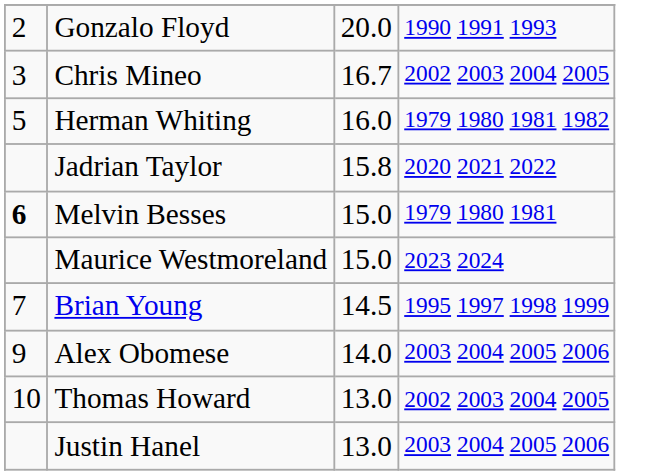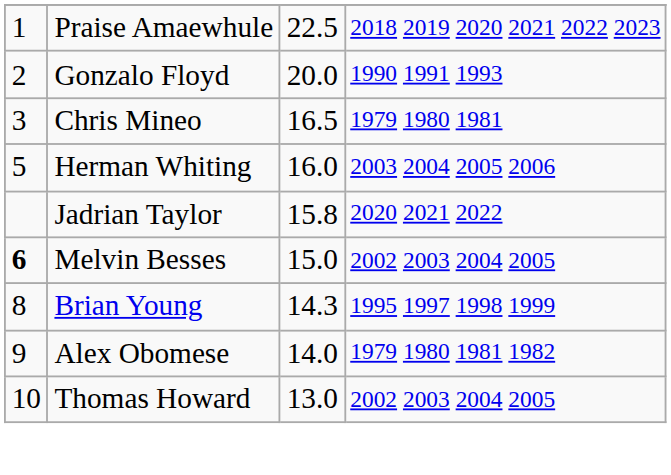+ row: (164, 27)
(366, 74) 16.7 -> (312, 120) 16.5
(507, 74) 2002 2003 2004 2005 -> (426, 120) 1979 1980 1981
(507, 120) 1979 1980 1981 1982 -> (453, 167) 2003 2004 2005 2006
(480, 213) 1979 1980 1981 -> (453, 259) 2002 2003 2004 2005
- row: (191, 259)
(19, 306) 7 -> (19, 306) 8
(366, 306) 14.5 -> (312, 306) 14.3
(507, 352) 2003 2004 2005 2006 -> (453, 352) 1979 1980 1981 1982
- row: (127, 445)
